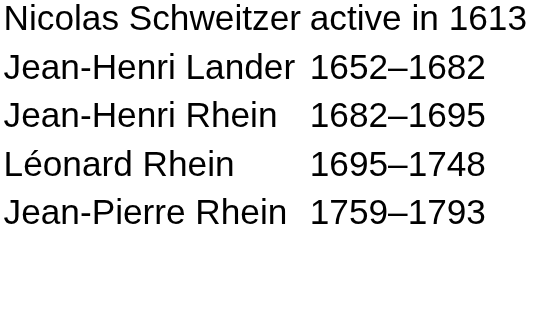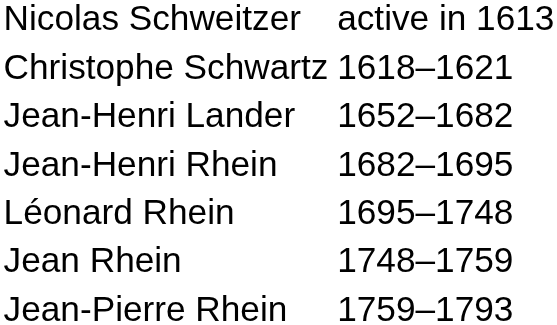+ row: (166, 67)
+ row: (93, 260)
